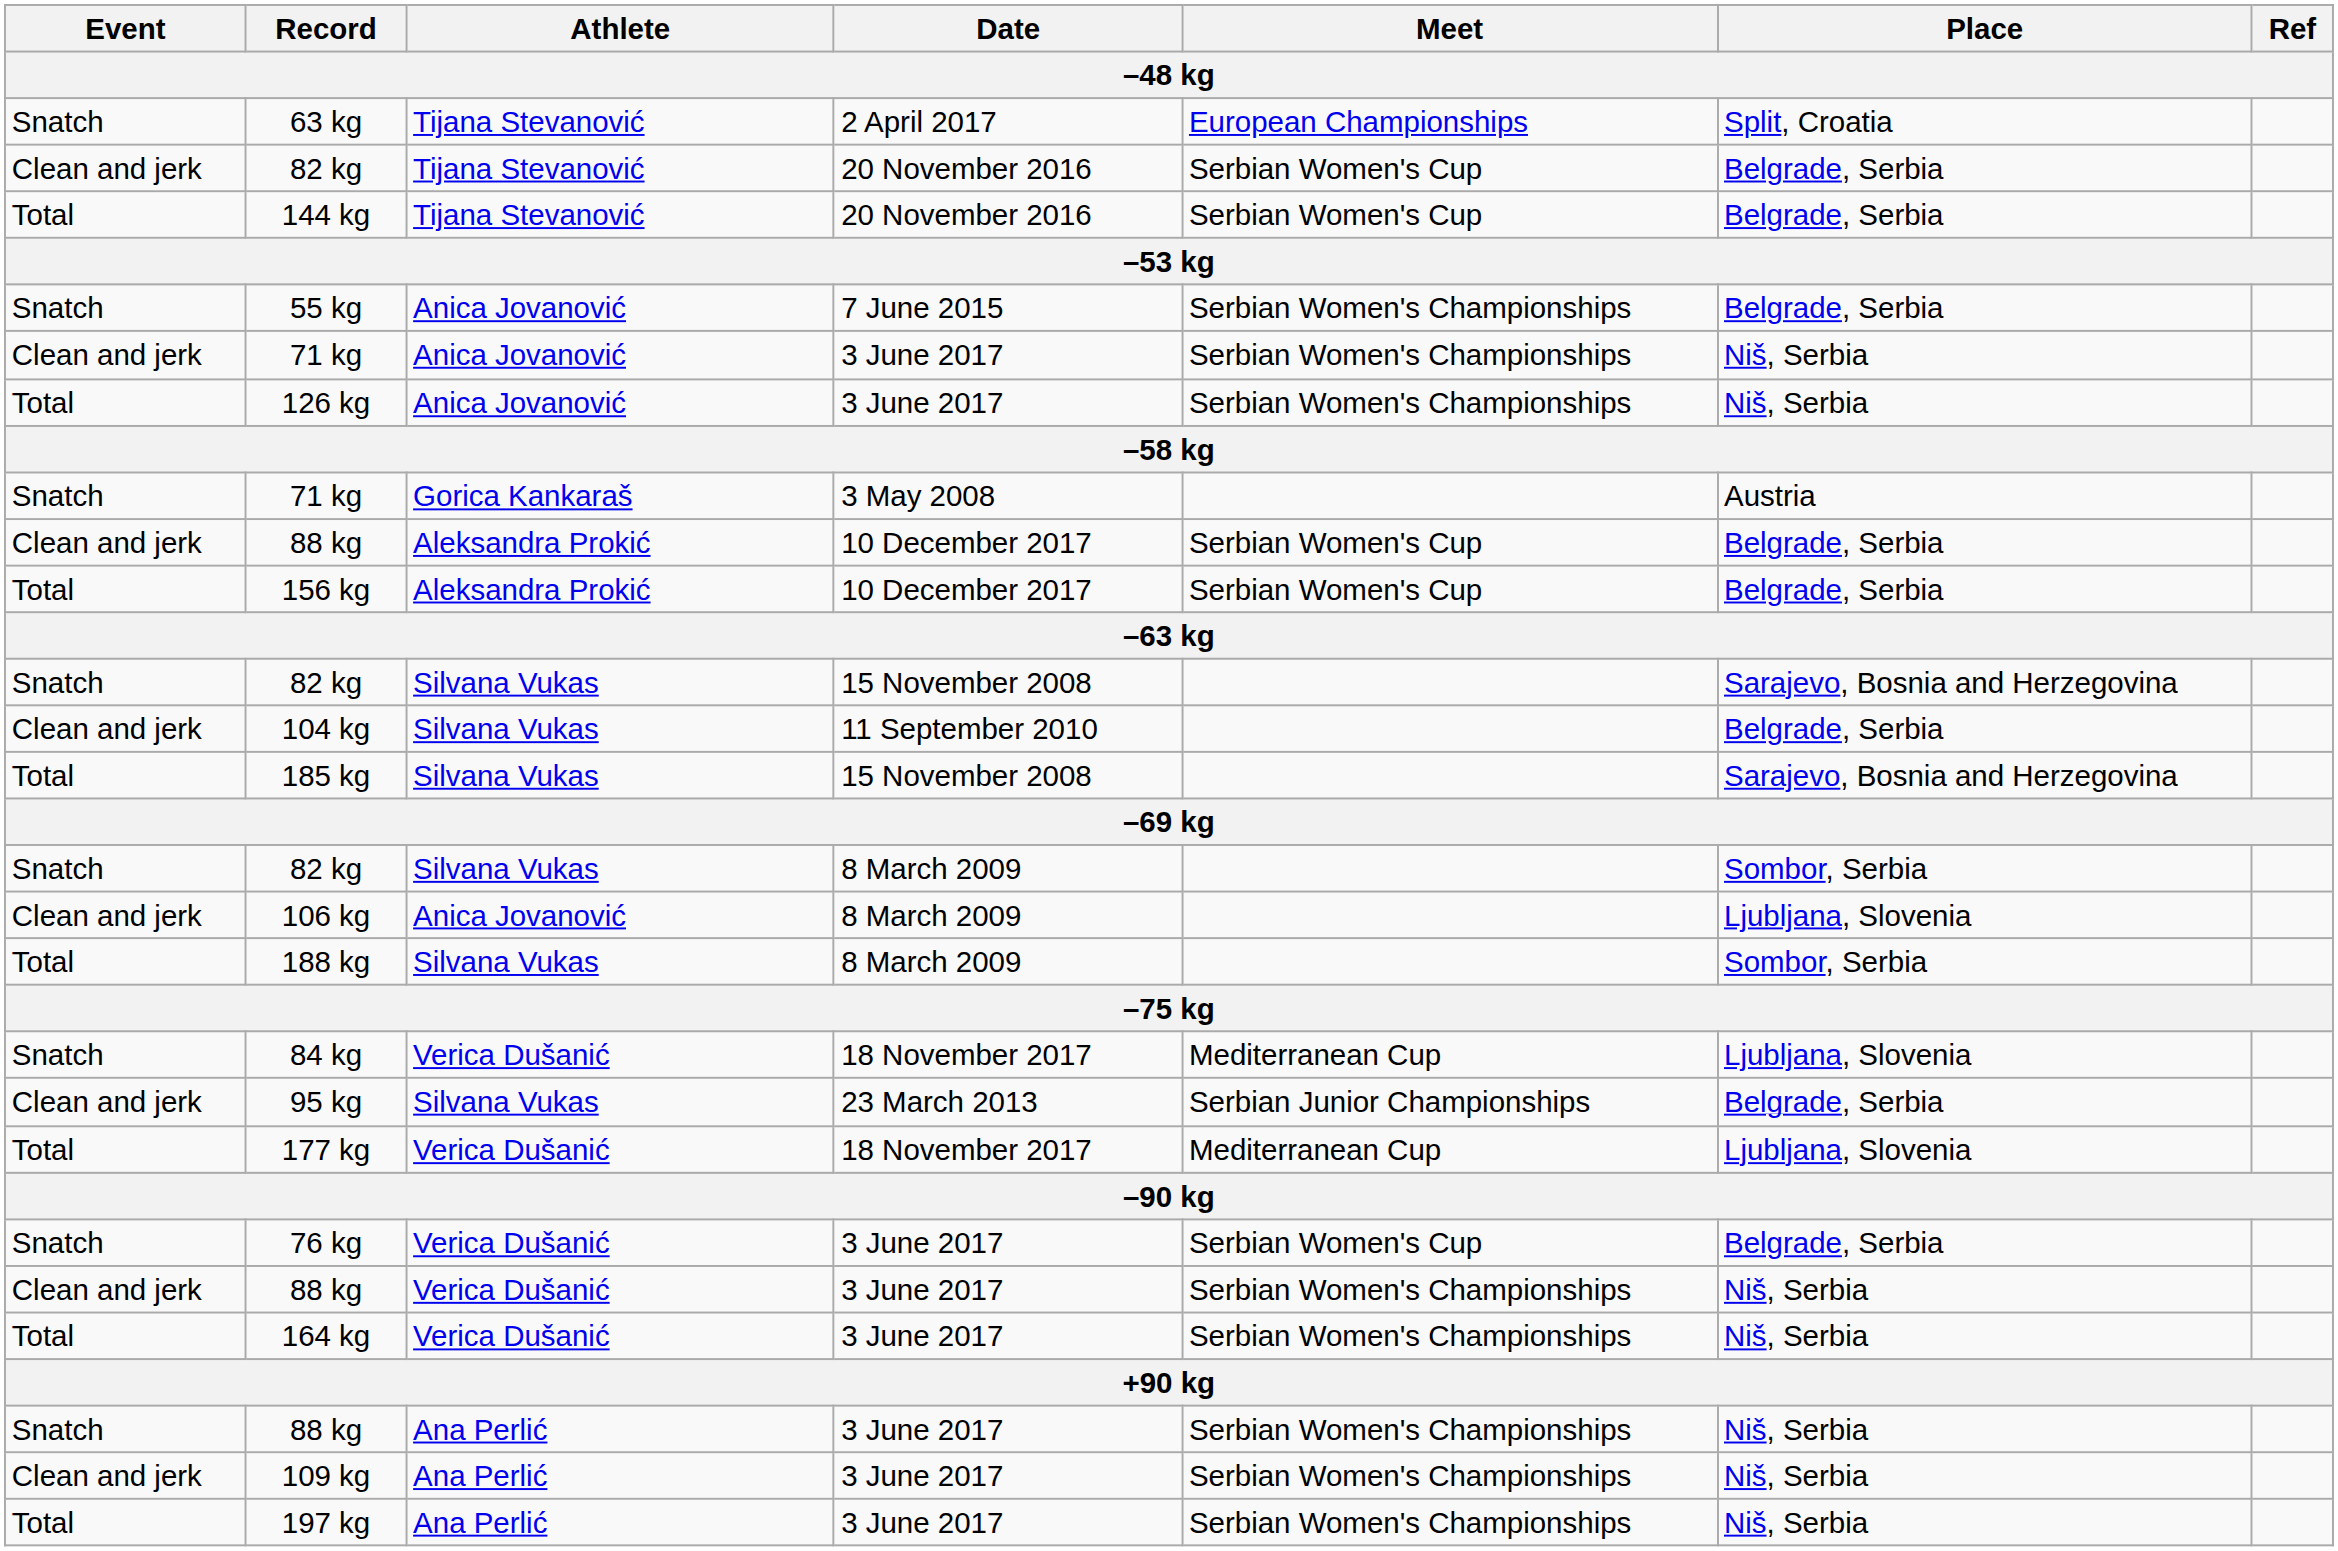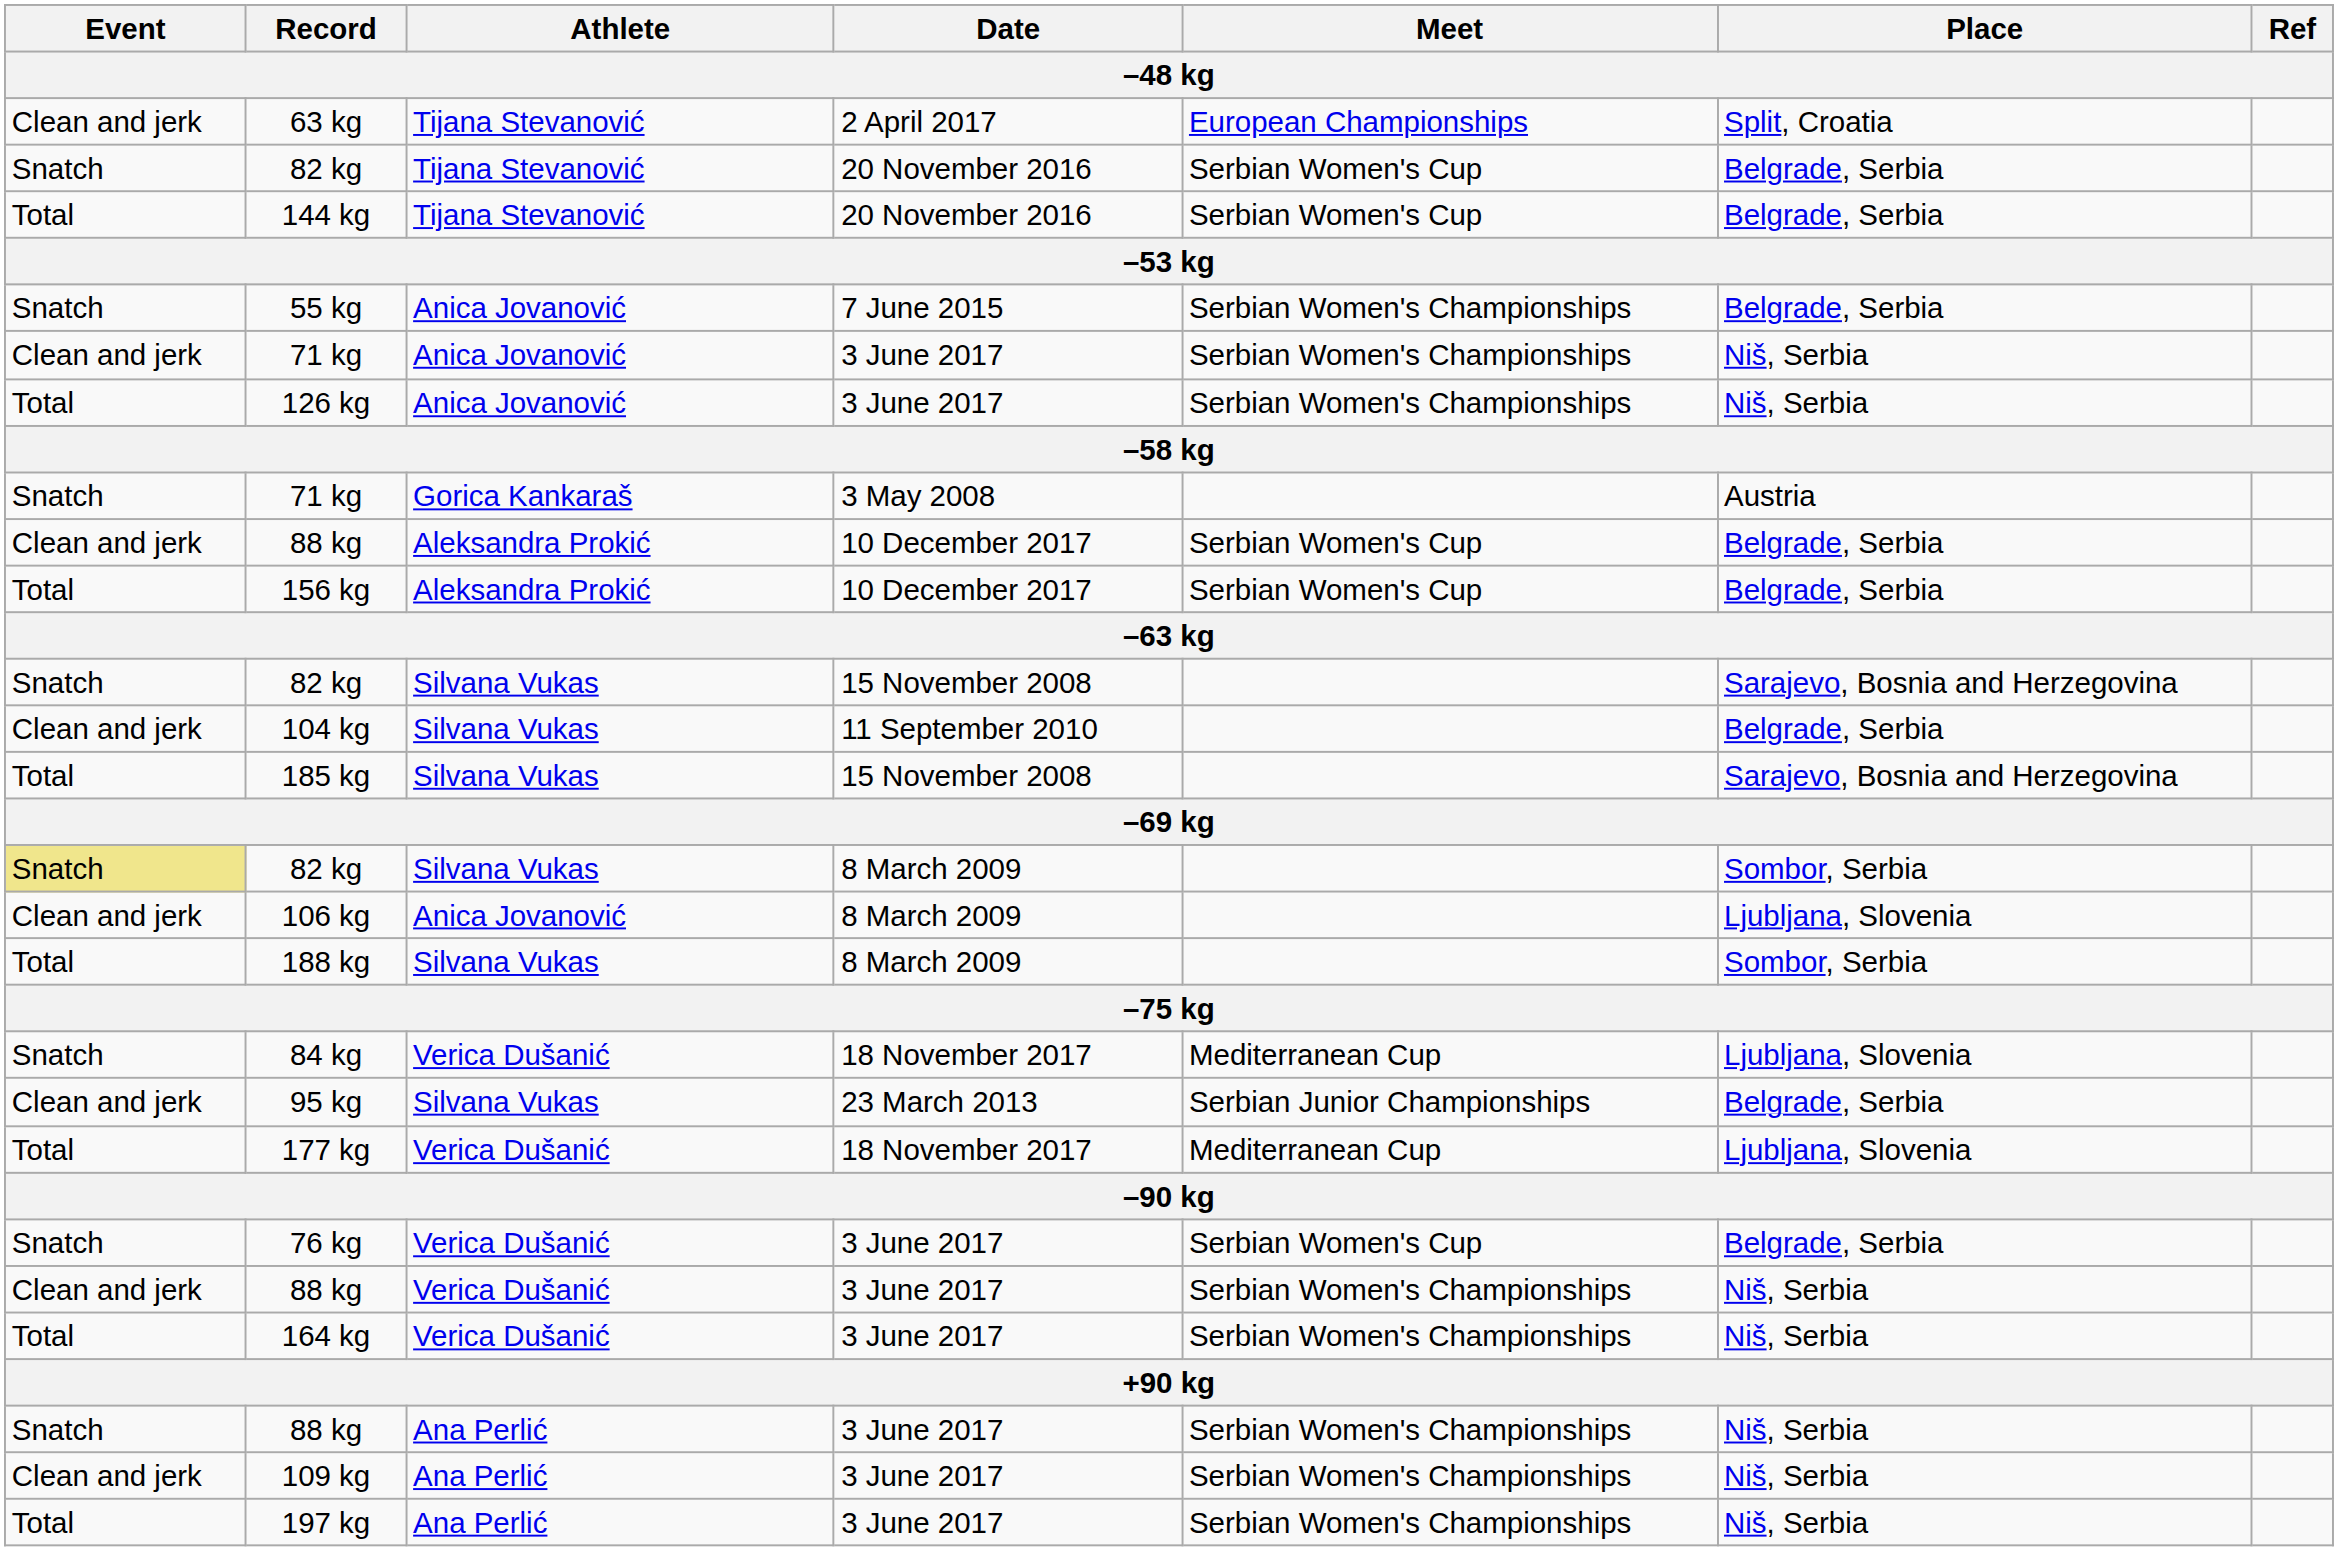(58, 122) Snatch -> (107, 122) Clean and jerk
(107, 169) Clean and jerk -> (58, 169) Snatch
(58, 869) no background -> (58, 869) khaki background
